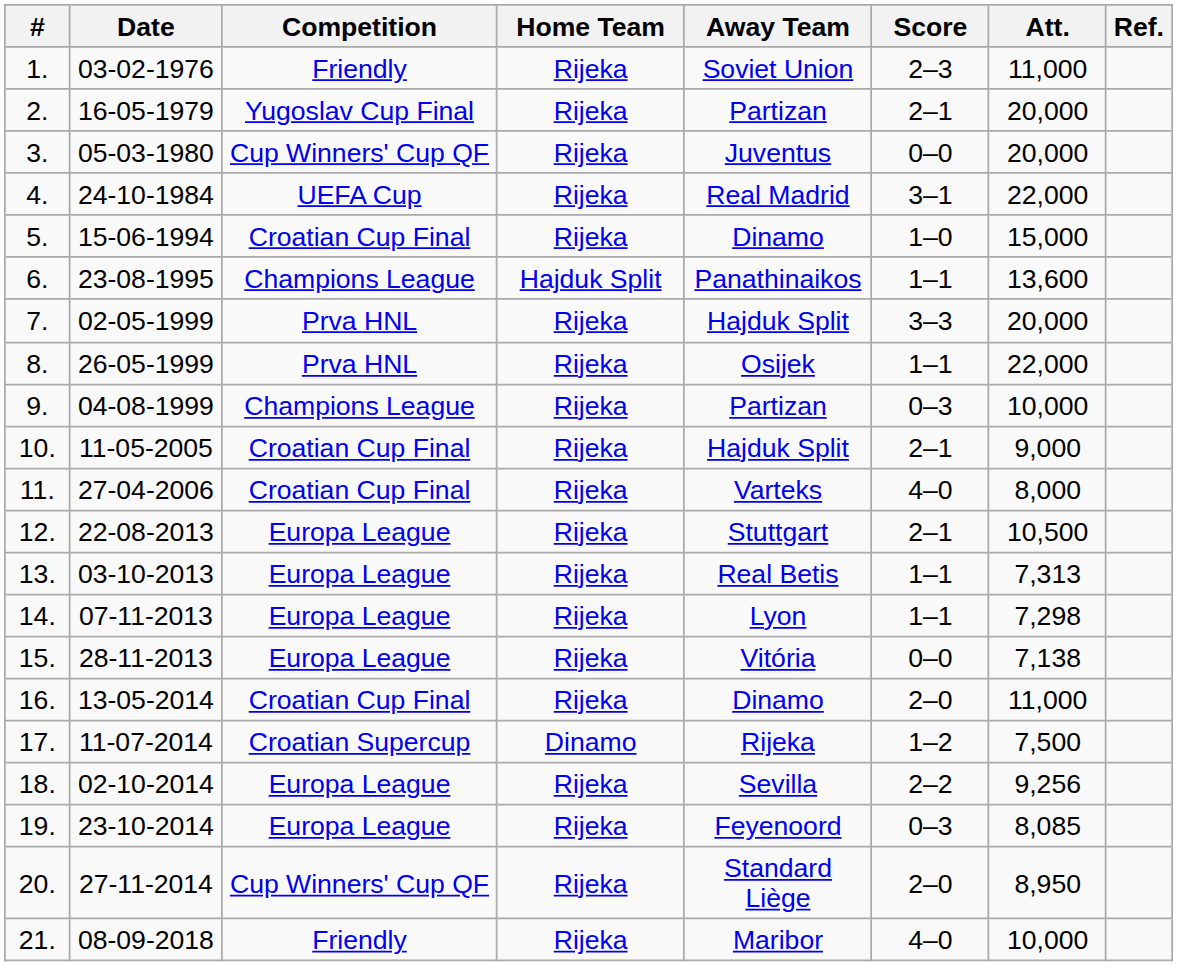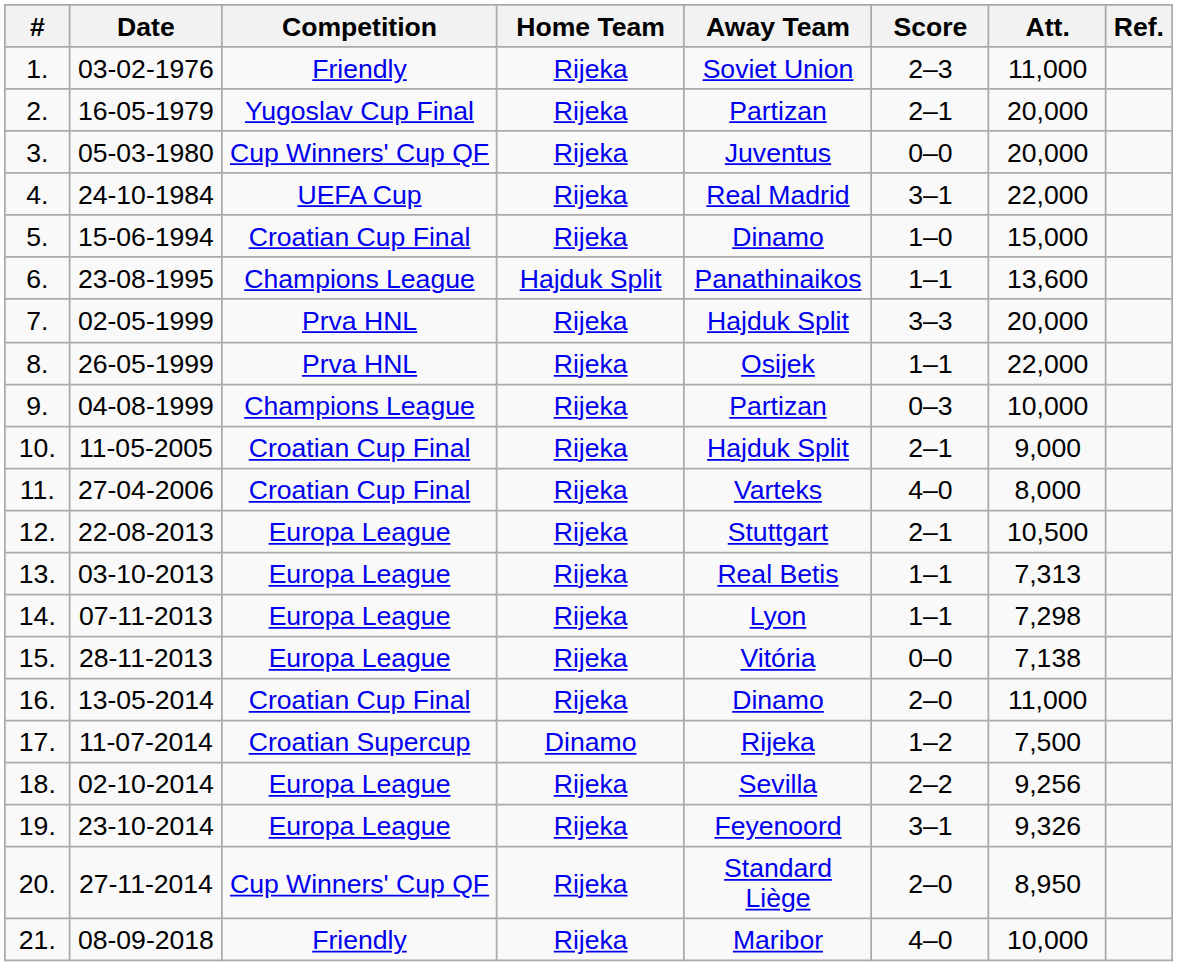(930, 826) 0–3 -> (930, 826) 3–1
(1048, 826) 8,085 -> (1048, 826) 9,326
